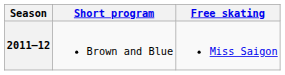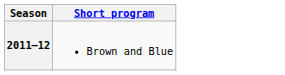- column: (228, 13)
